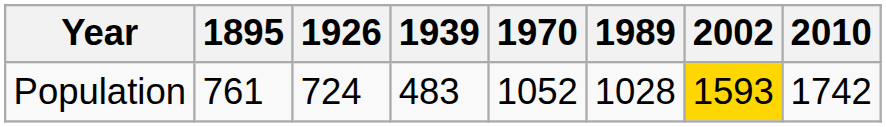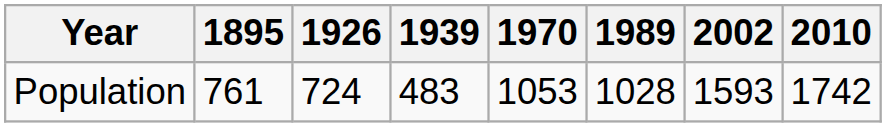(537, 91) 1052 -> (537, 91) 1053
(733, 91) gold background -> (733, 91) no background
